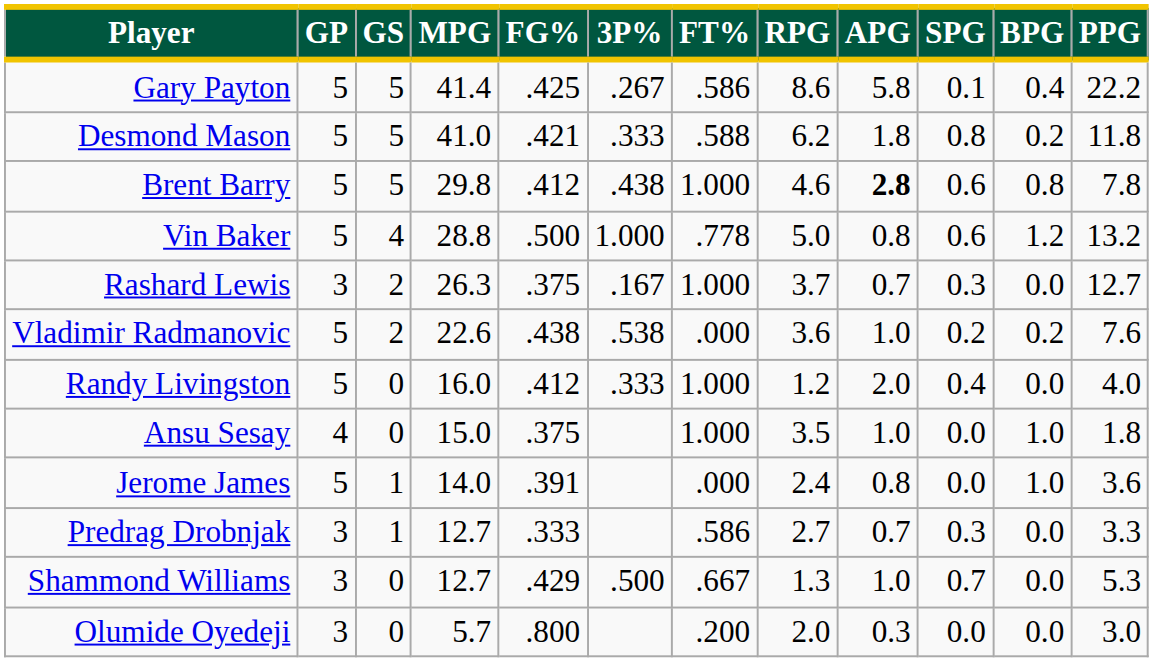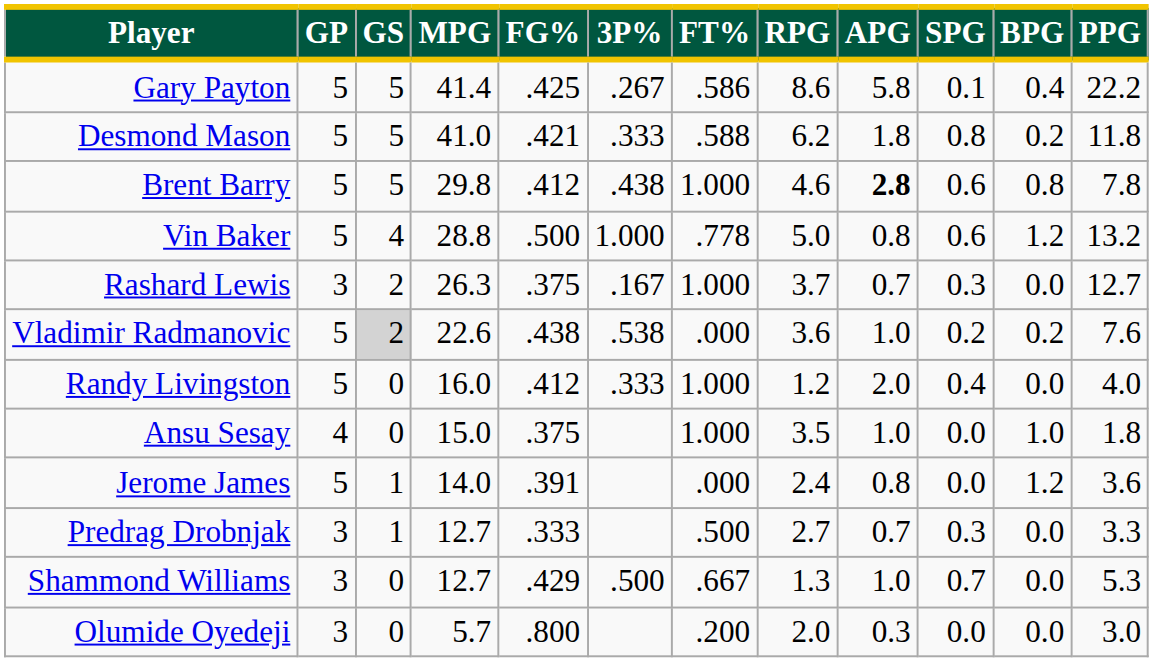(396, 333) no background -> (396, 333) lightgrey background
(1045, 482) 1.0 -> (1045, 482) 1.2
(723, 531) .586 -> (723, 531) .500
